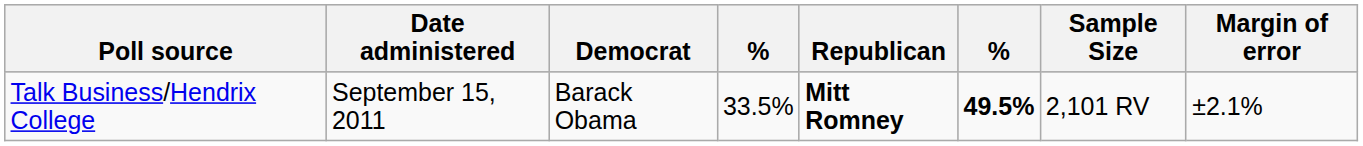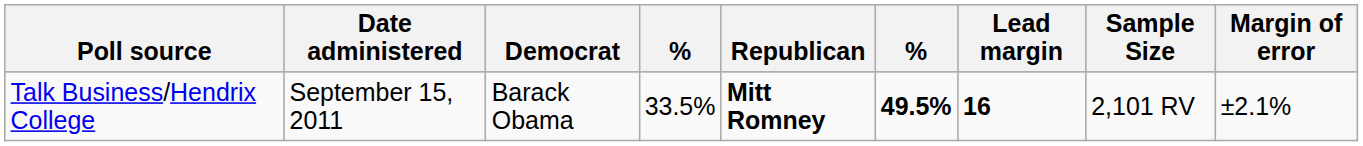+ column: (1021, 38)
